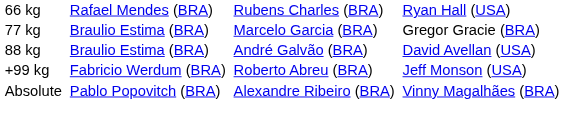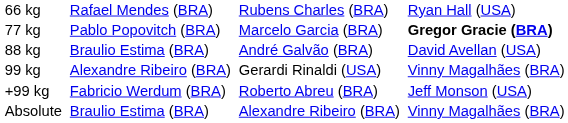(137, 30) Braulio Estima (BRA) -> (143, 30) Pablo Popovitch (BRA)
(469, 30) normal -> (478, 30) bold
+ row: (23, 70)
(143, 91) Pablo Popovitch (BRA) -> (137, 111) Braulio Estima (BRA)
